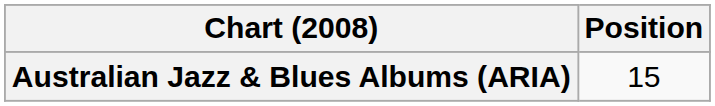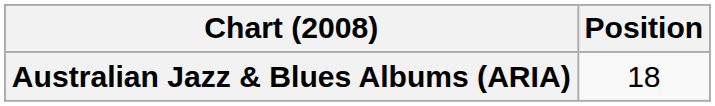(644, 76) 15 -> (644, 76) 18
